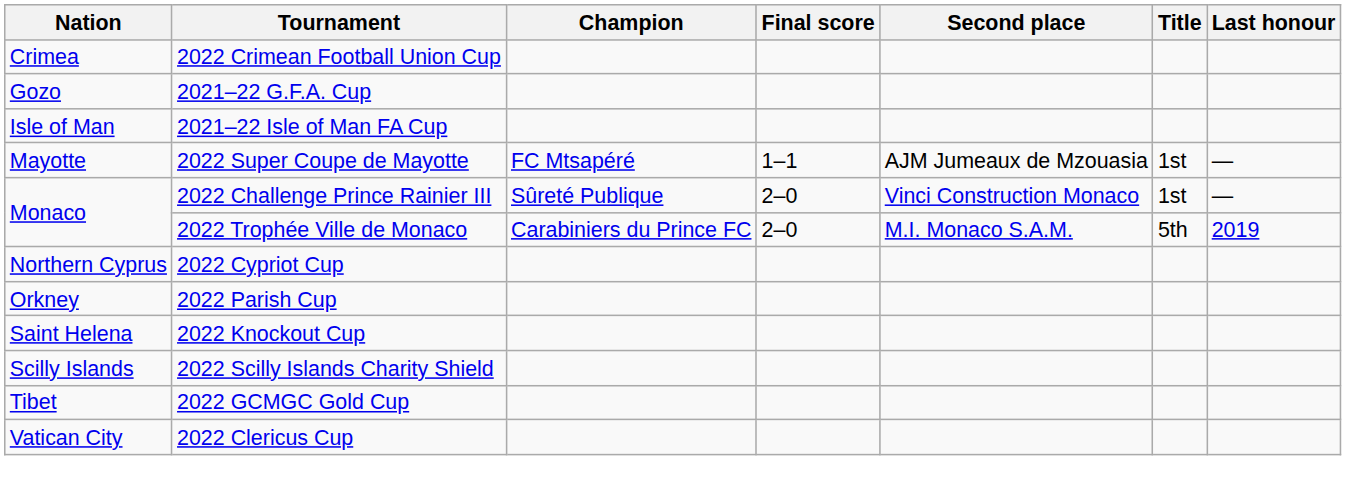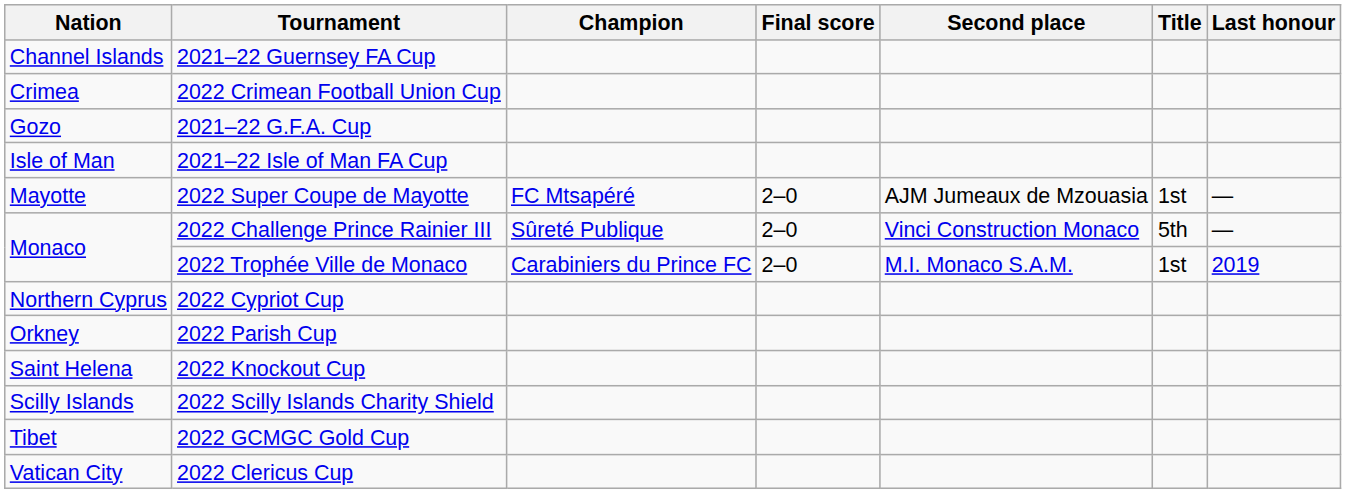+ row: (306, 57)
(779, 160) 1–1 -> (779, 195) 2–0
(1172, 195) 1st -> (1173, 229) 5th
(1173, 229) 5th -> (1172, 264) 1st
